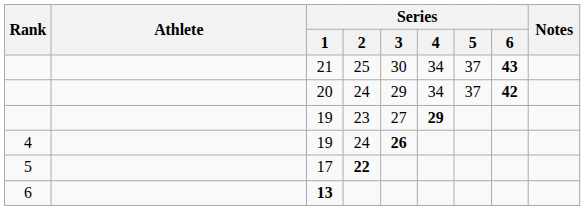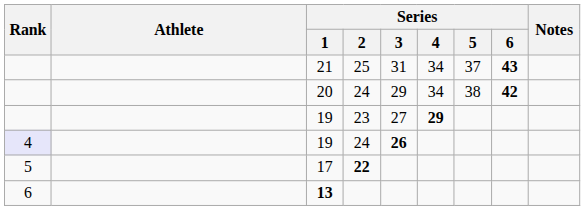(399, 67) 30 -> (399, 67) 31
(473, 92) 37 -> (473, 92) 38
(28, 142) no background -> (28, 142) lavender background
